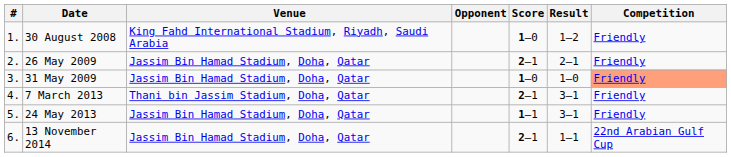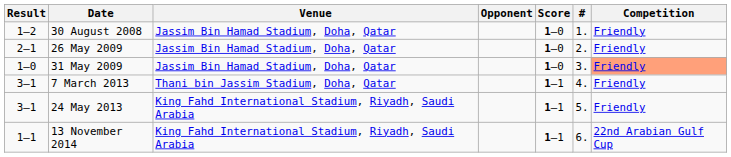columns swapped: (13, 13) <-> (569, 13)
(279, 37) King Fahd International Stadium, Riyadh, Saudi Arabia -> (276, 31) Jassim Bin Hamad Stadium, Doha, Qatar
(528, 61) 2–1 -> (554, 48) 1–0
(528, 96) 2–1 -> (554, 84) 1–1
(250, 114) Jassim Bin Hamad Stadium, Doha, Qatar -> (305, 107) King Fahd International Stadium, Riyadh, Saudi Arabia
(250, 137) Jassim Bin Hamad Stadium, Doha, Qatar -> (305, 137) King Fahd International Stadium, Riyadh, Saudi Arabia
(528, 137) 2–1 -> (554, 137) 1–1
